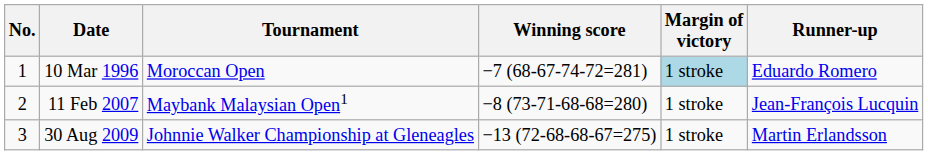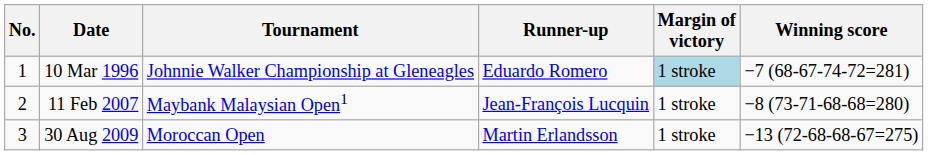columns swapped: (569, 30) <-> (835, 30)
(206, 71) Moroccan Open -> (310, 71) Johnnie Walker Championship at Gleneagles
(310, 135) Johnnie Walker Championship at Gleneagles -> (206, 135) Moroccan Open
